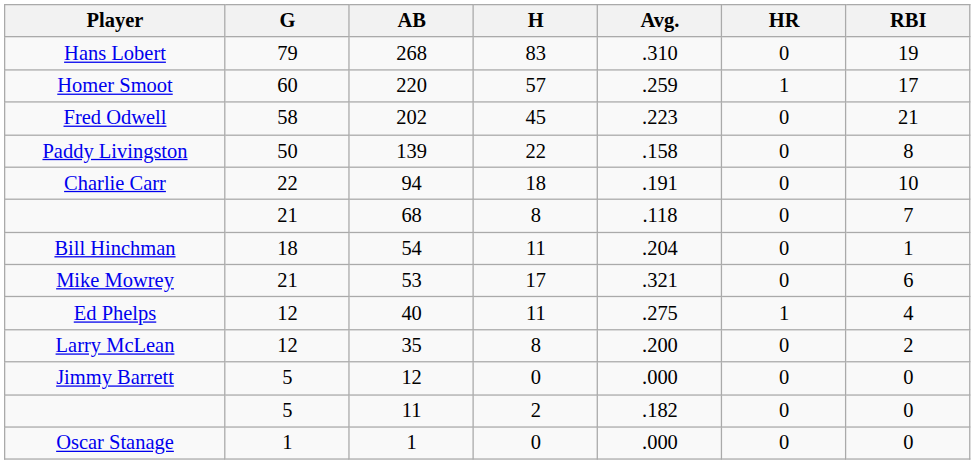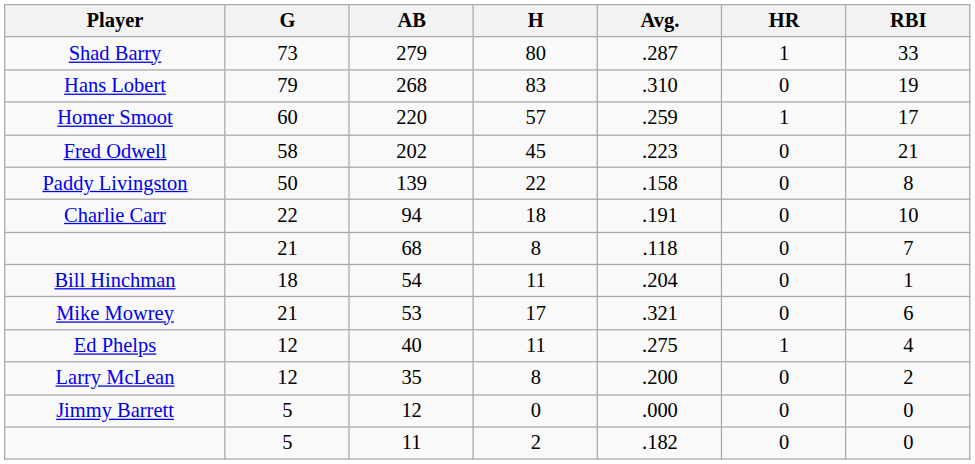+ row: (115, 53)
- row: (115, 442)
